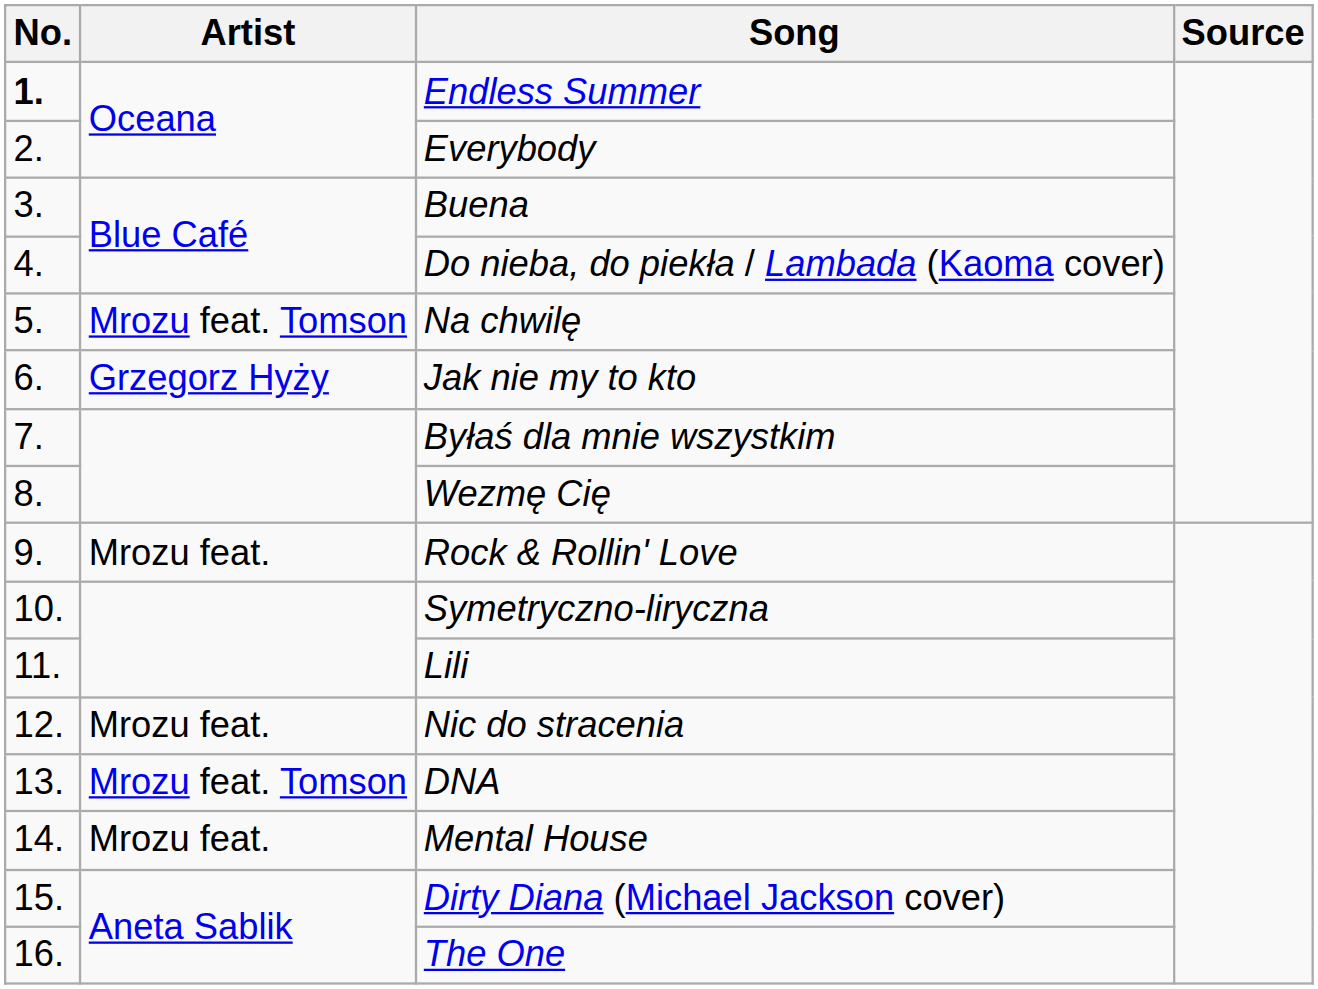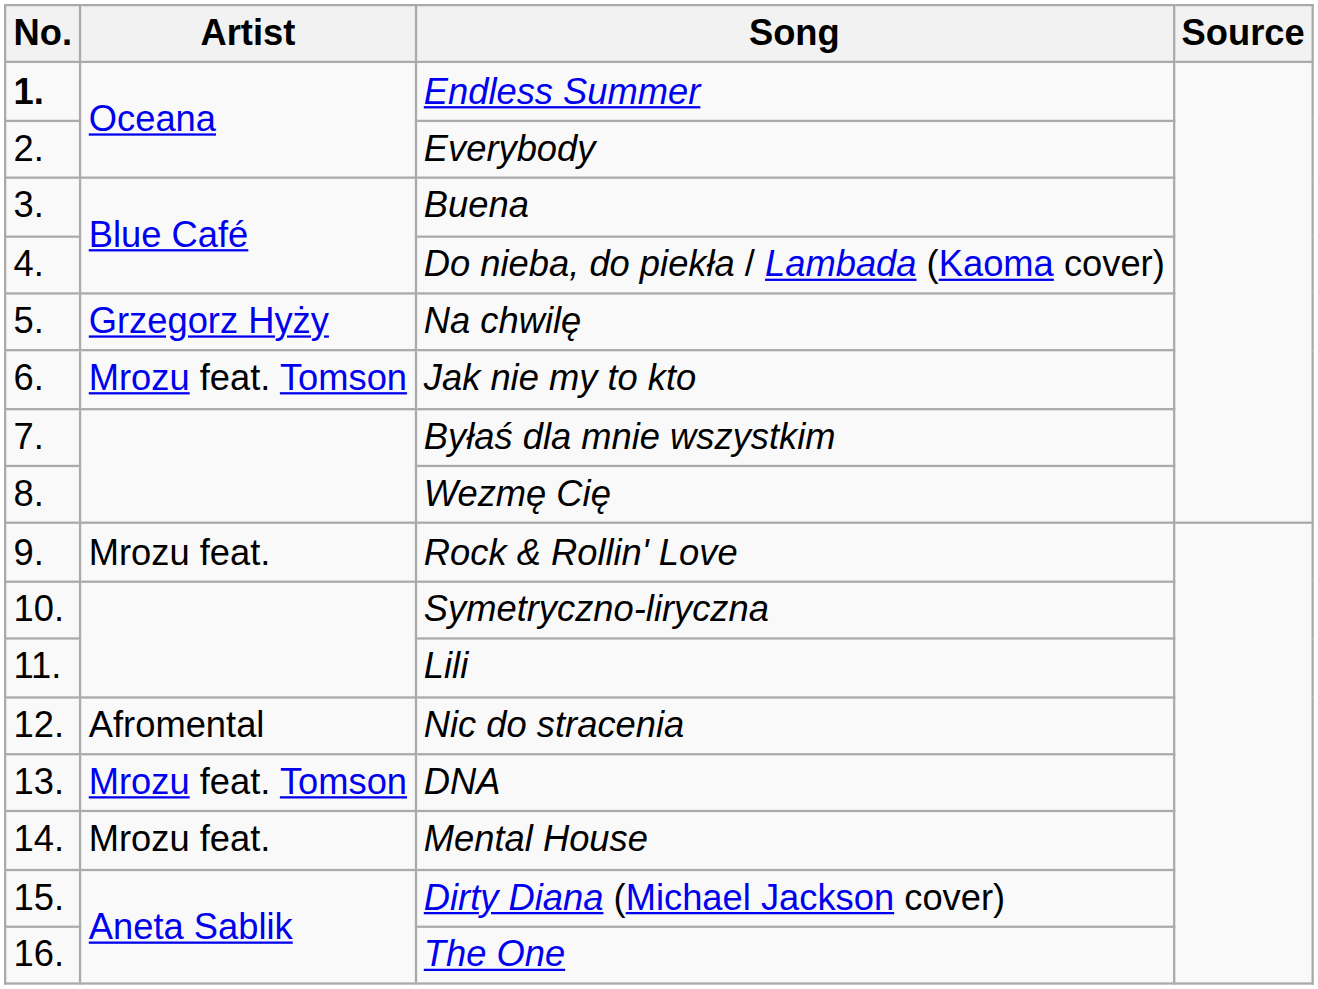(248, 321) Mrozu feat. Tomson -> (209, 321) Grzegorz Hyży
(209, 378) Grzegorz Hyży -> (248, 378) Mrozu feat. Tomson
(180, 724) Mrozu feat. -> (177, 724) Afromental
